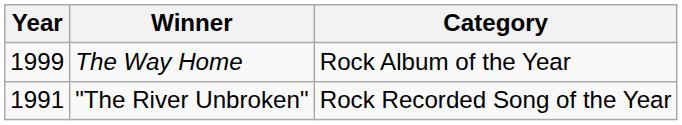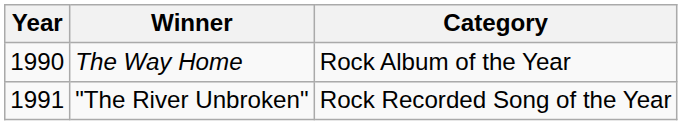(37, 61) 1999 -> (37, 61) 1990
